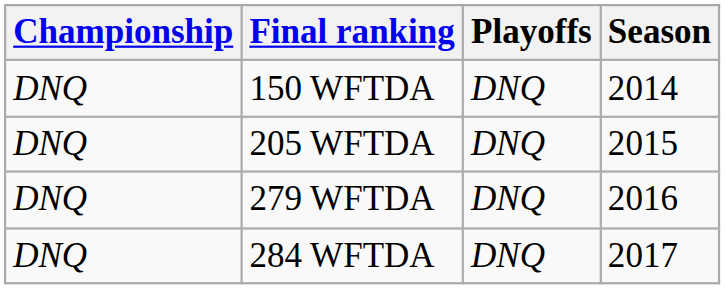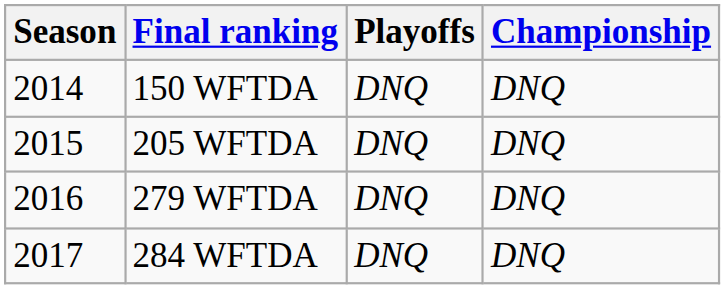columns swapped: (659, 32) <-> (123, 32)
